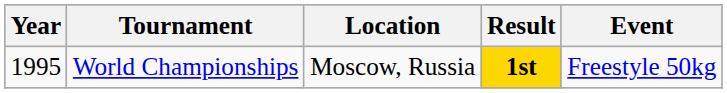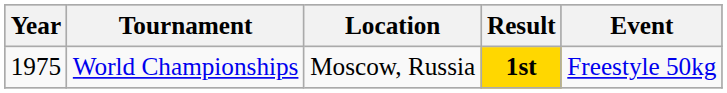(36, 67) 1995 -> (36, 67) 1975
